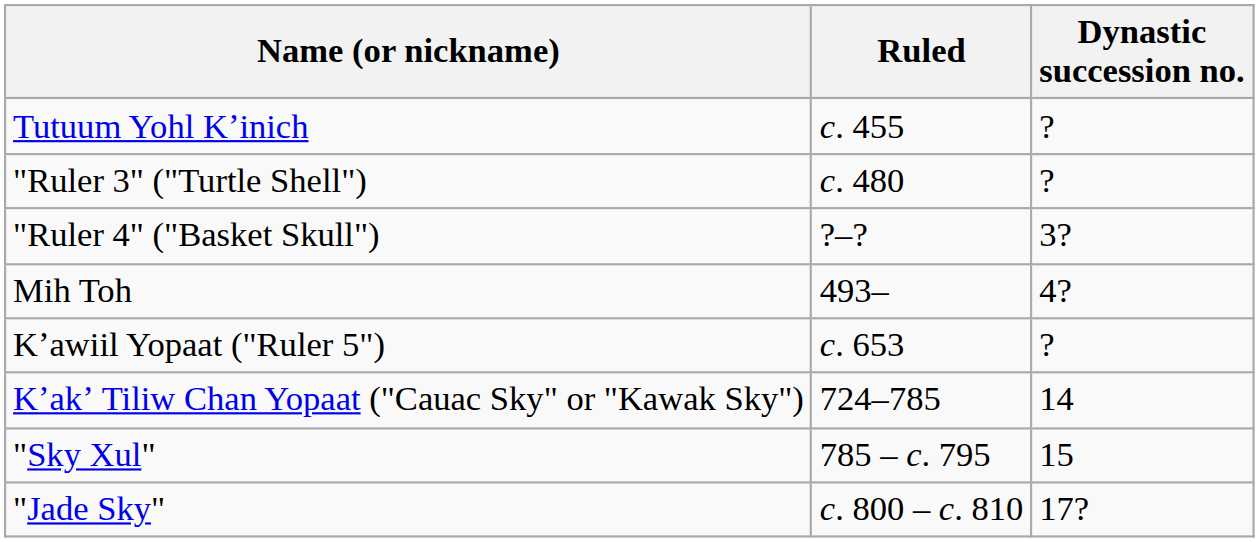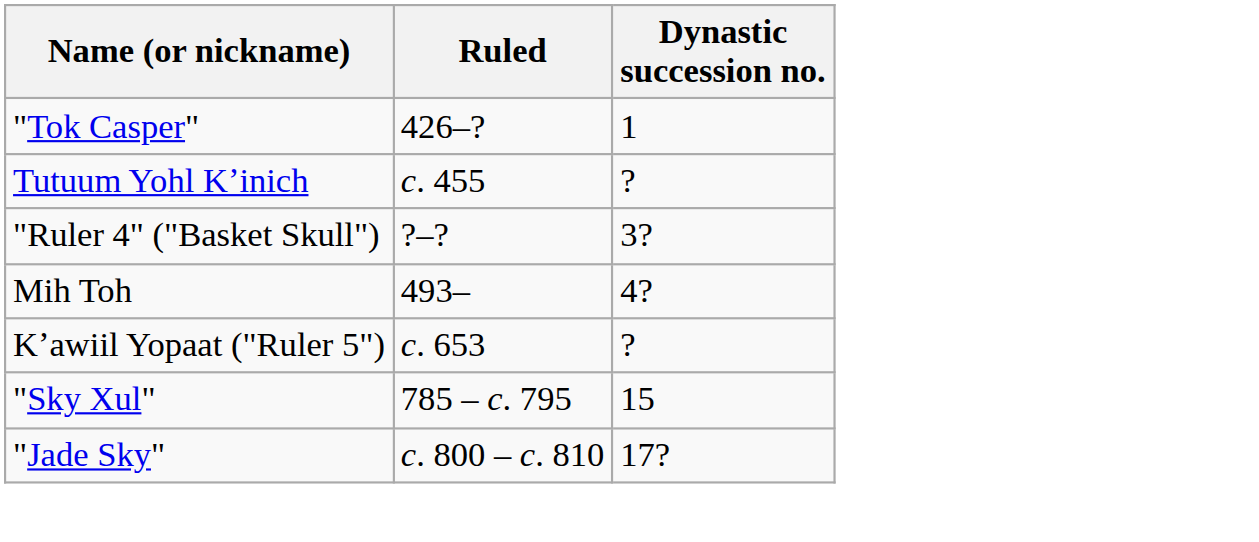+ row: (106, 125)
- row: (190, 180)
- row: (408, 399)
